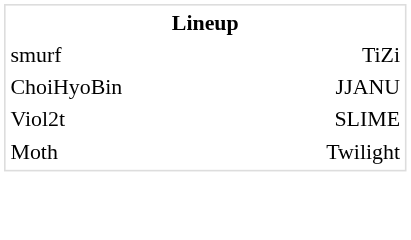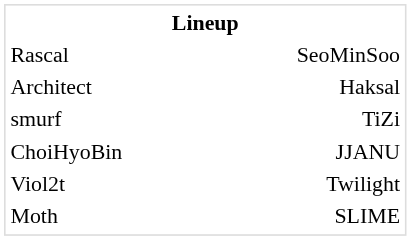+ row: (40, 55)
+ row: (51, 87)
(367, 119) SLIME -> (363, 184) Twilight
(363, 151) Twilight -> (367, 216) SLIME
